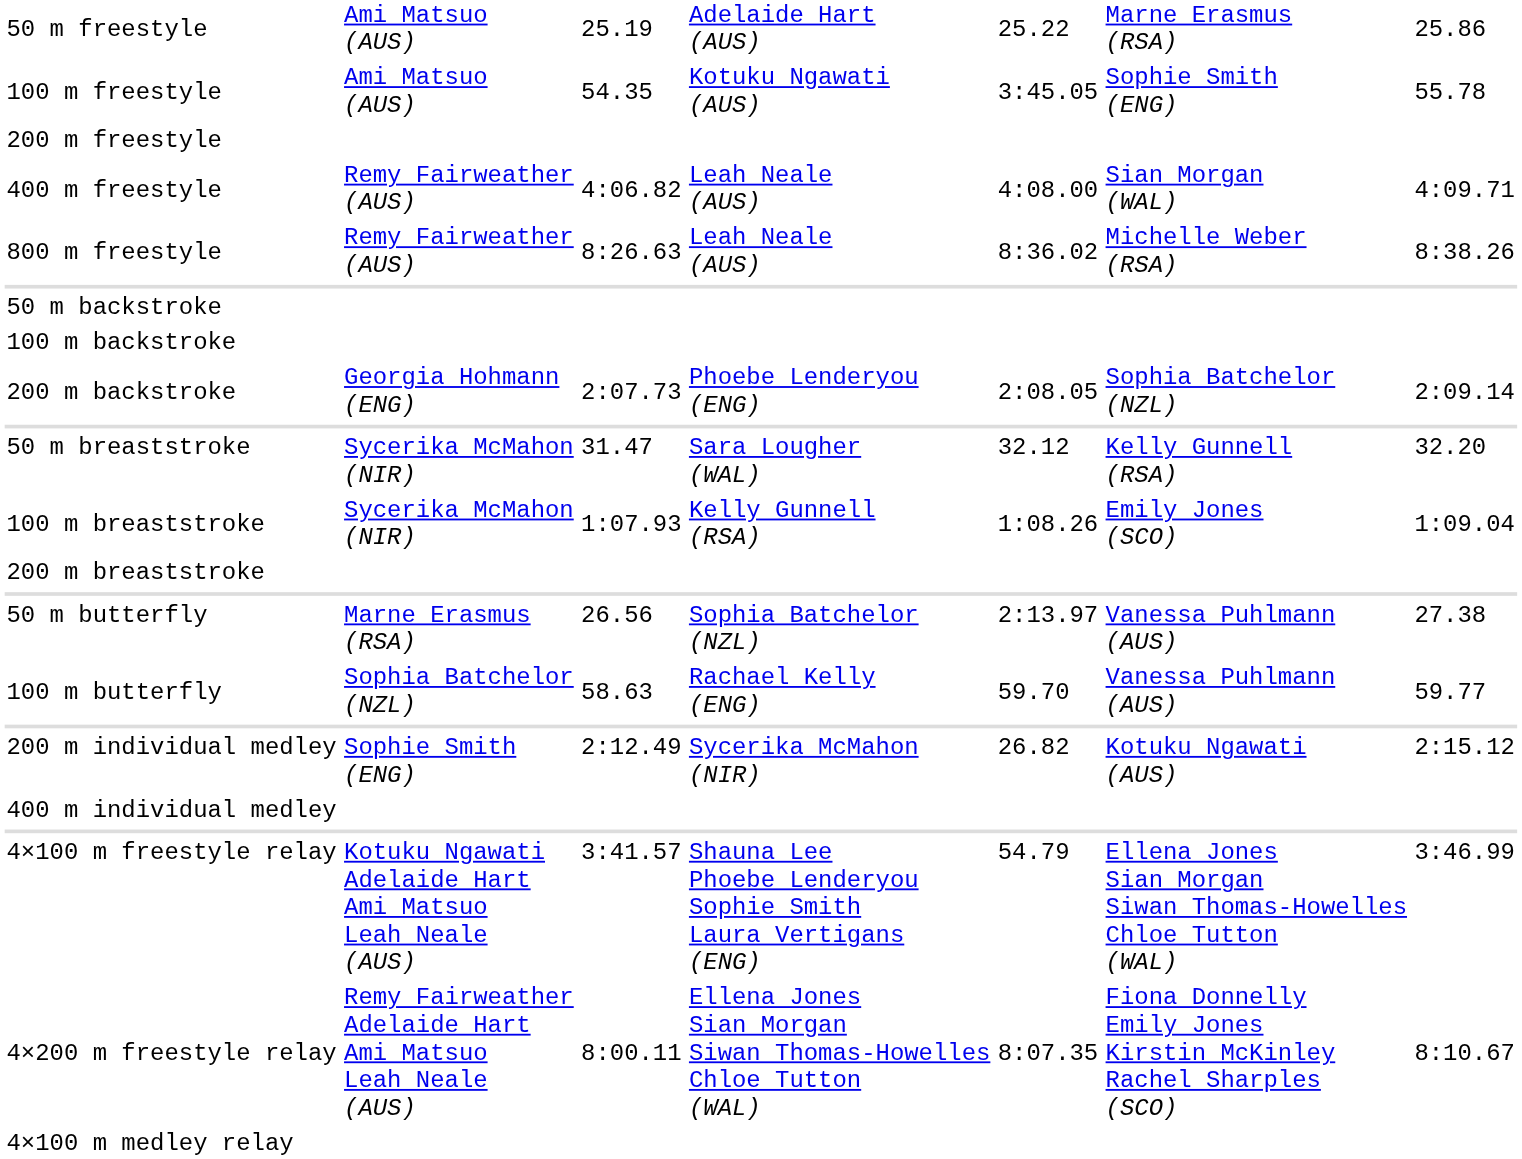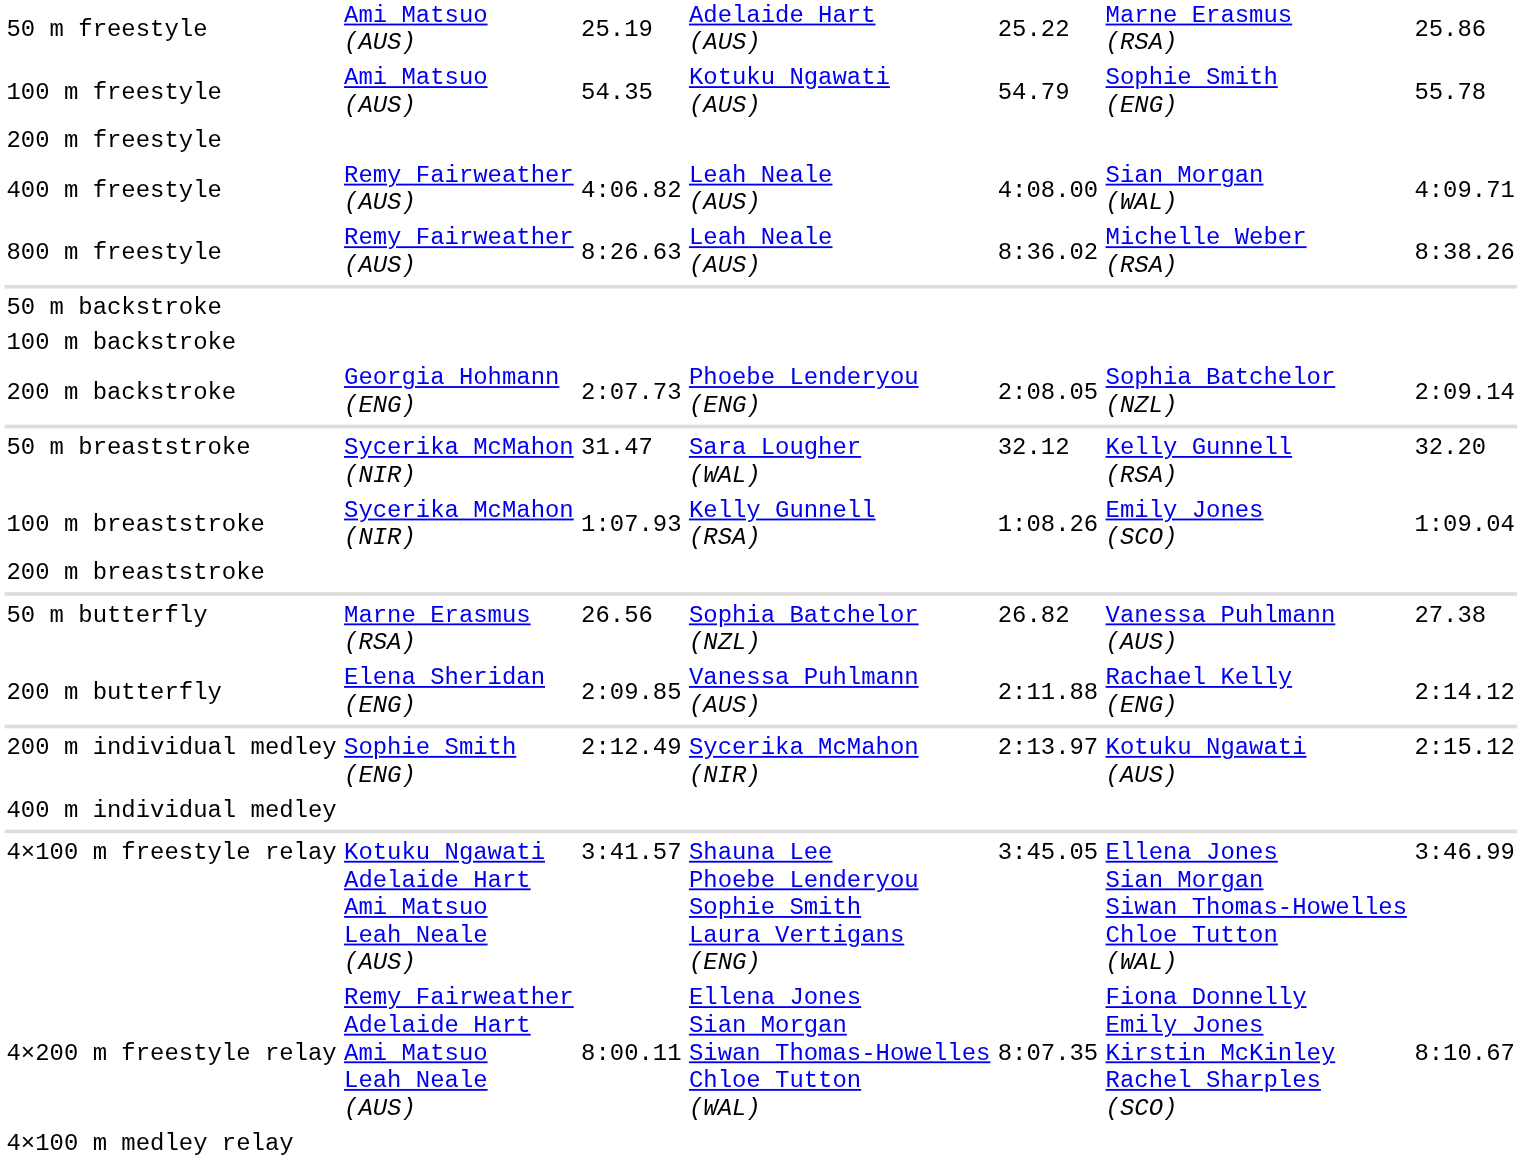(1048, 92) 3:45.05 -> (1034, 92) 54.79
(1048, 615) 2:13.97 -> (1034, 615) 26.82
- row: (114, 692)
+ row: (114, 692)
(1034, 748) 26.82 -> (1048, 748) 2:13.97
(1034, 853) 54.79 -> (1048, 853) 3:45.05
